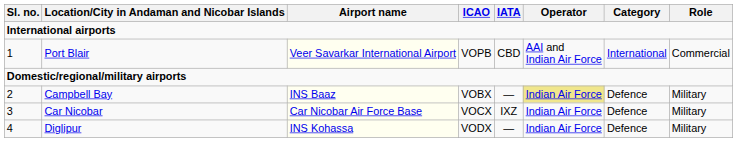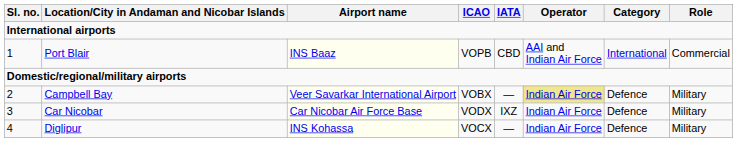(373, 53) Veer Savarkar International Airport -> (313, 53) INS Baaz
(313, 94) INS Baaz -> (373, 94) Veer Savarkar International Airport
(476, 111) VOCX -> (476, 111) VODX
(476, 128) VODX -> (476, 128) VOCX
